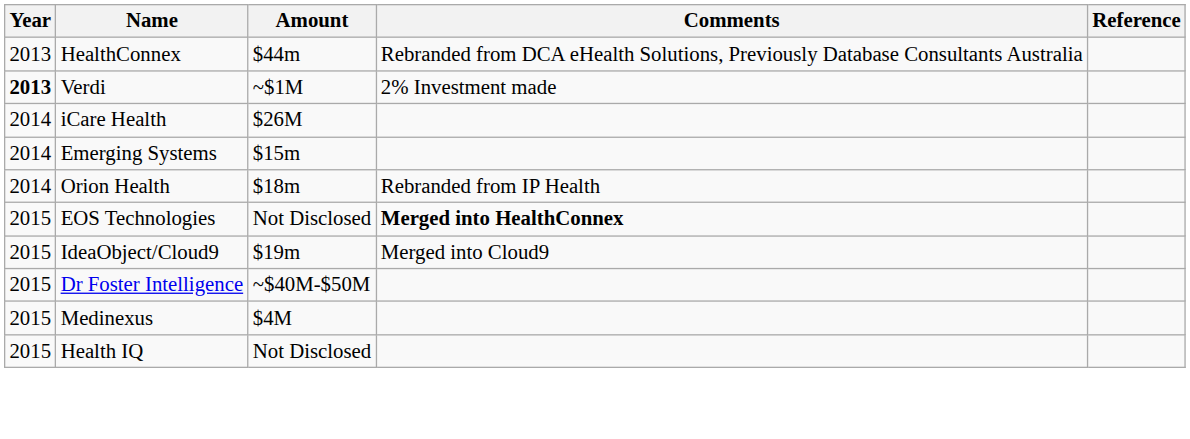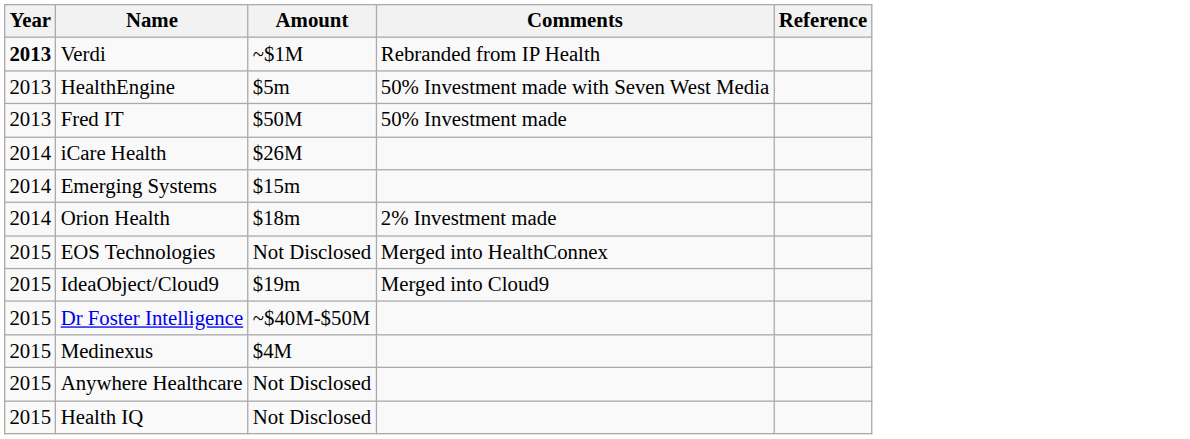- row: (121, 53)
(469, 86) 2% Investment made -> (490, 53) Rebranded from IP Health
+ row: (118, 86)
+ row: (92, 119)
(490, 185) Rebranded from IP Health -> (469, 218) 2% Investment made
(502, 218) bold -> (494, 251) normal
+ row: (152, 383)
